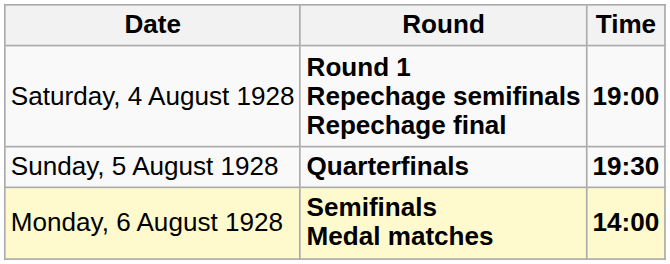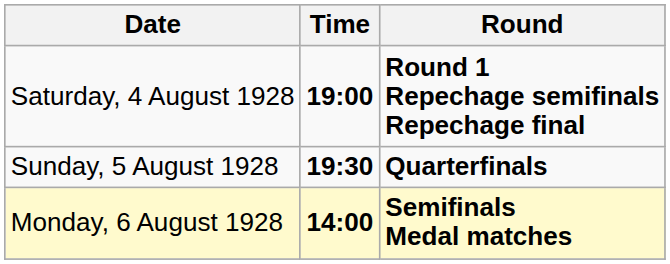columns swapped: (626, 25) <-> (444, 25)
